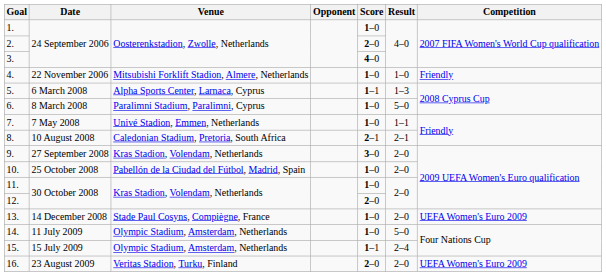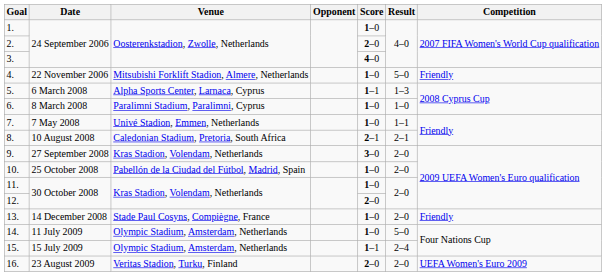(402, 75) 1–0 -> (402, 75) 5–0
(402, 106) 5–0 -> (402, 106) 1–0
(473, 216) UEFA Women's Euro 2009 -> (436, 216) Friendly
